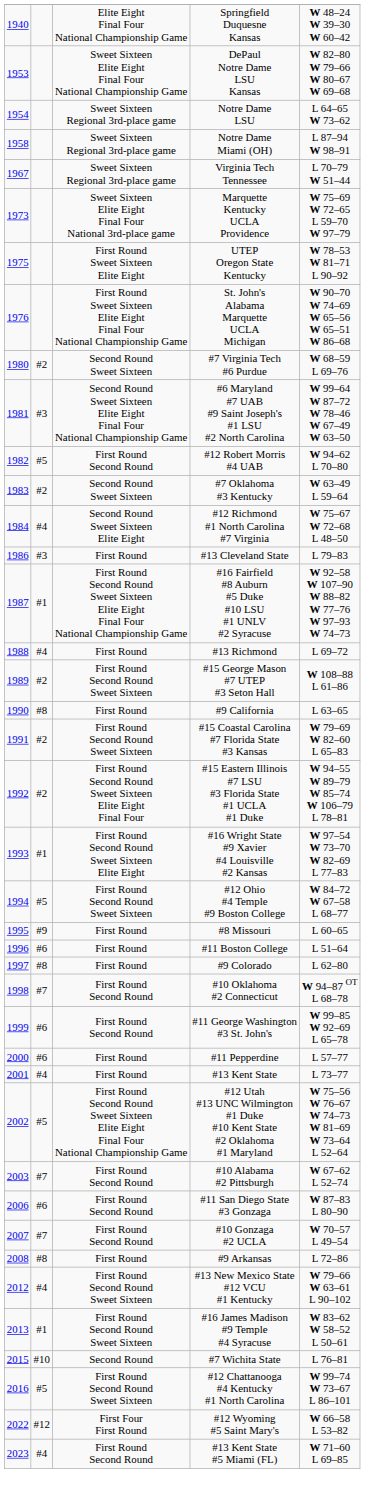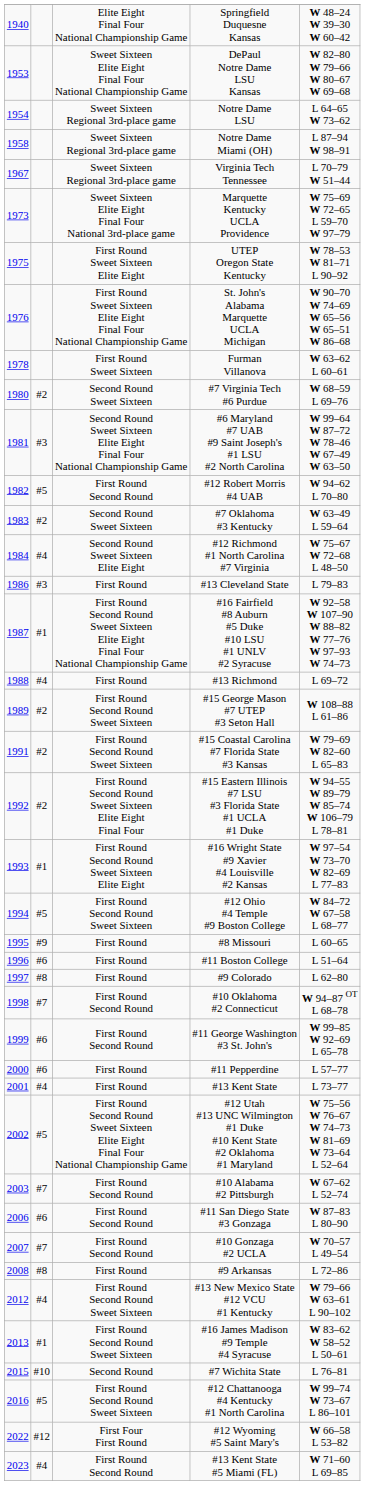+ row: (245, 365)
- row: (245, 710)
